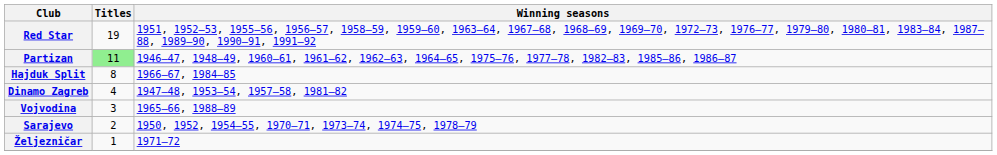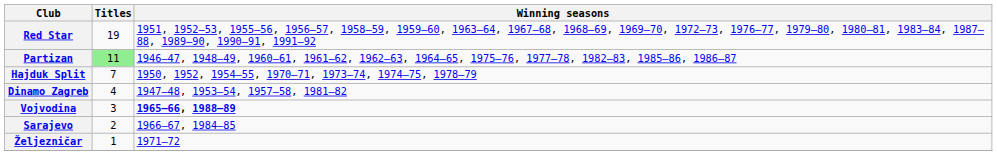(113, 75) 8 -> (113, 75) 7
(186, 75) 1966–67, 1984–85 -> (307, 75) 1950, 1952, 1954–55, 1970–71, 1973–74, 1974–75, 1978–79
(186, 108) normal -> (186, 108) bold
(307, 125) 1950, 1952, 1954–55, 1970–71, 1973–74, 1974–75, 1978–79 -> (186, 125) 1966–67, 1984–85
